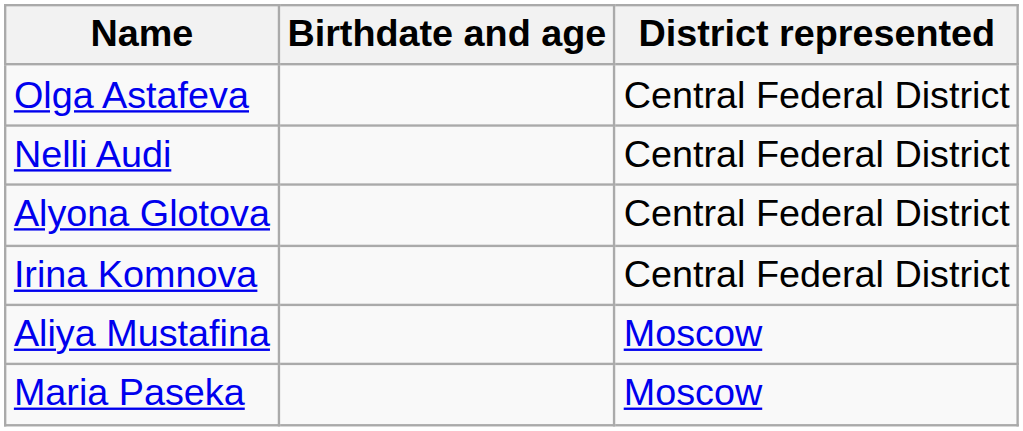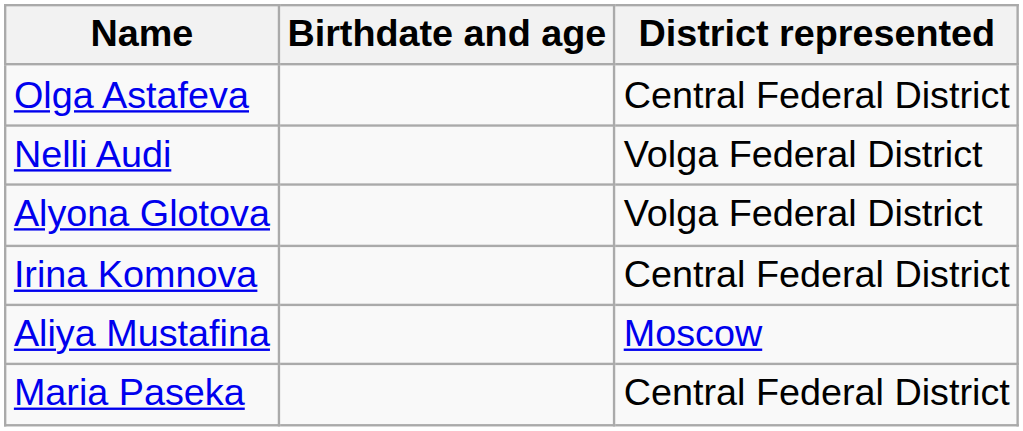(817, 154) Central Federal District -> (803, 154) Volga Federal District
(817, 214) Central Federal District -> (803, 214) Volga Federal District
(693, 393) Moscow -> (817, 393) Central Federal District
